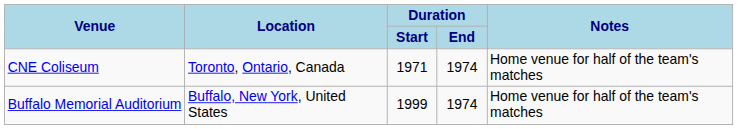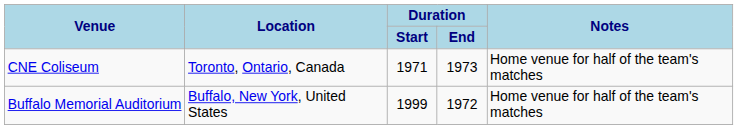(462, 67) 1974 -> (462, 67) 1973
(462, 105) 1974 -> (462, 105) 1972
